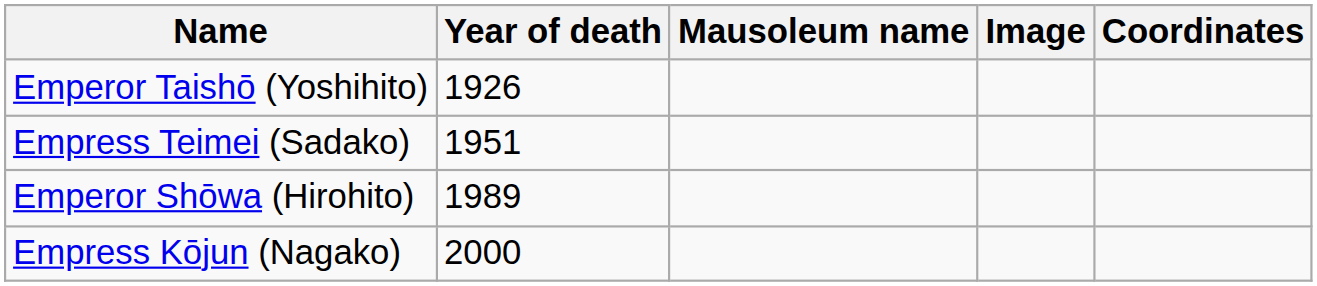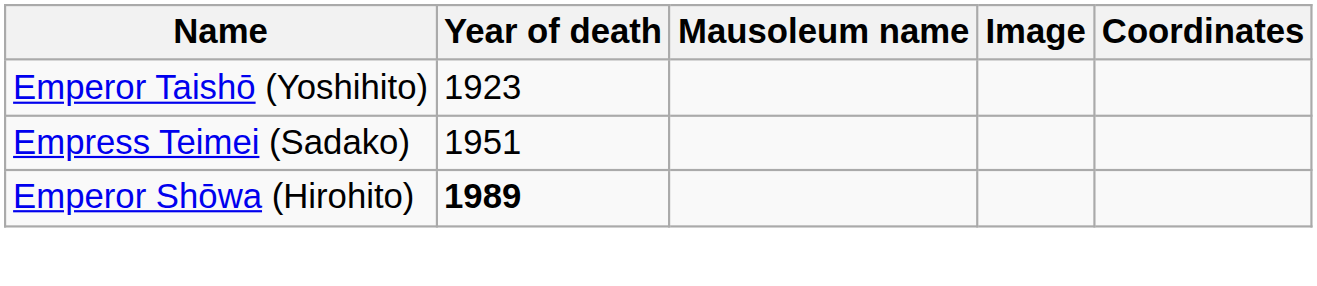(483, 87) 1926 -> (483, 87) 1923
(483, 197) normal -> (483, 197) bold
- row: (207, 252)
